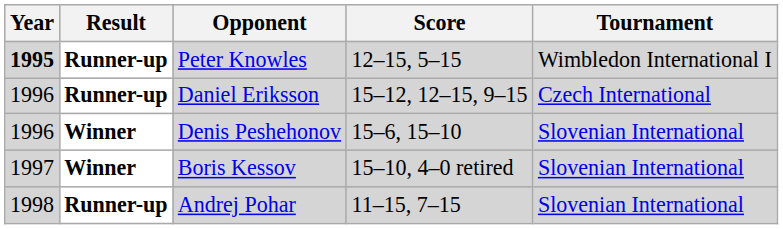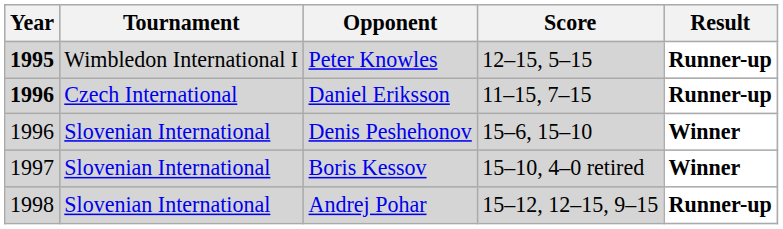columns swapped: (655, 23) <-> (116, 23)
(32, 95) normal -> (32, 95) bold
(440, 95) 15–12, 12–15, 9–15 -> (537, 95) 11–15, 7–15
(406, 204) 11–15, 7–15 -> (570, 204) 15–12, 12–15, 9–15
